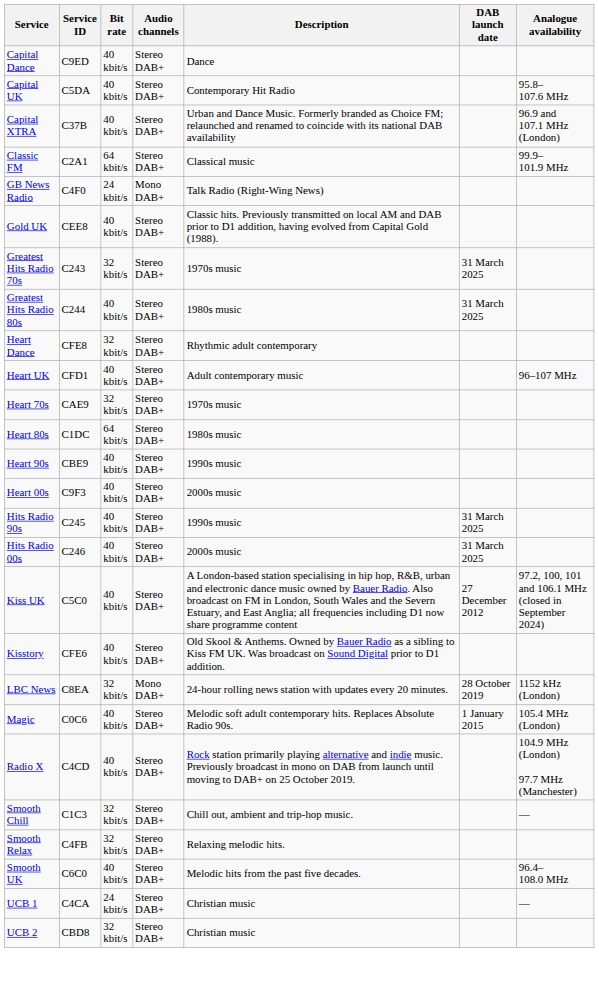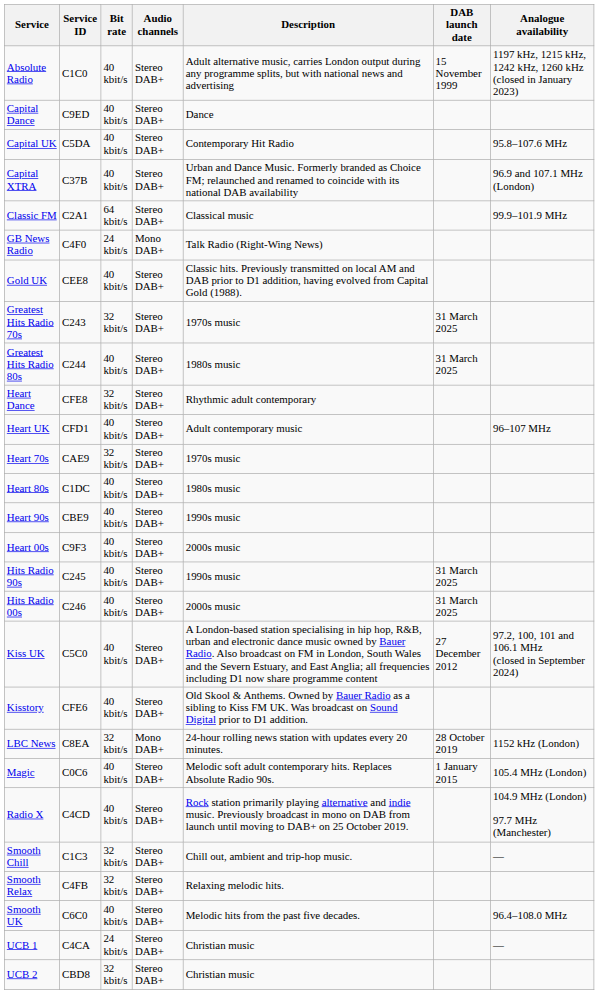+ row: (26, 73)
(115, 434) 64 kbit/s -> (115, 488) 40 kbit/s
